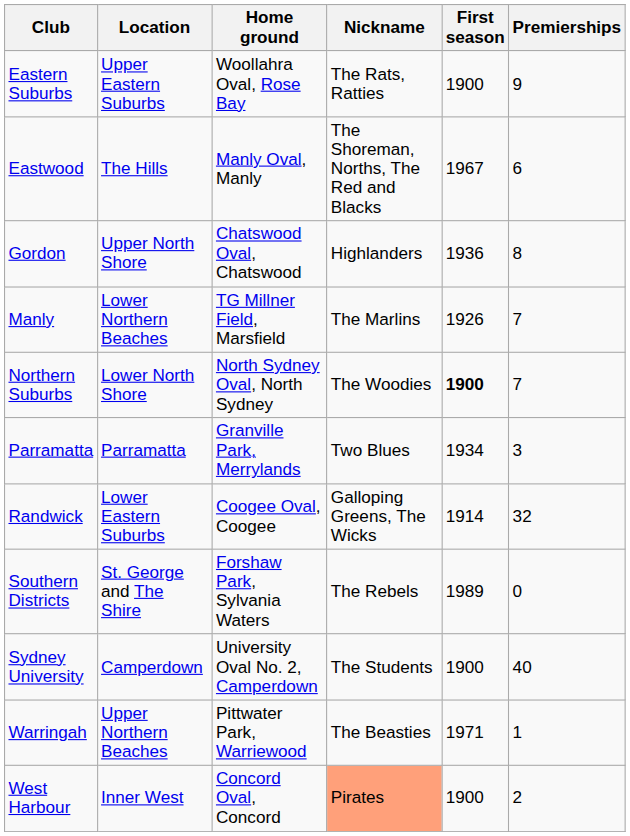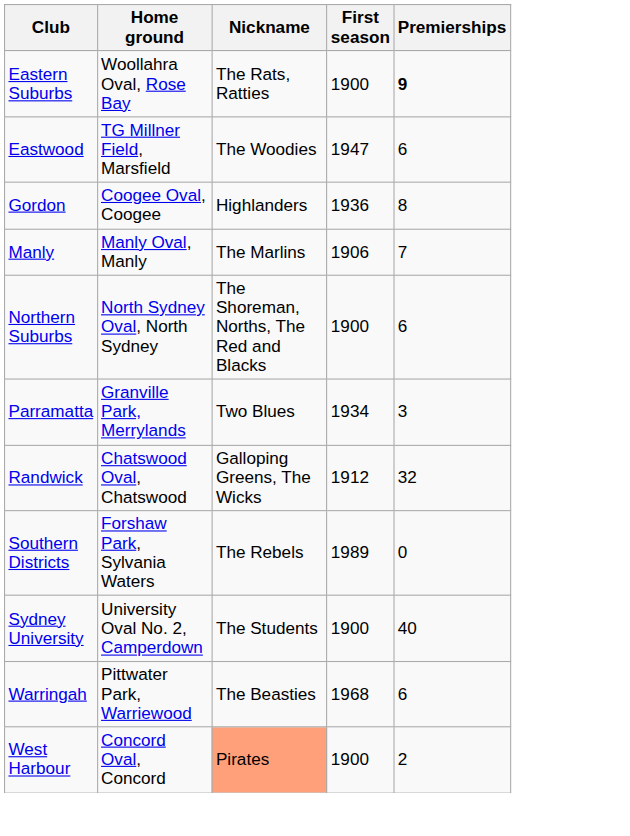- column: (155, 27)
(517, 83) normal -> (402, 83) bold
(261, 168) Manly Oval, Manly -> (141, 149) TG Millner Field, Marsfield
(375, 168) The Shoreman, Norths, The Red and Blacks -> (266, 149) The Woodies
(465, 168) 1967 -> (350, 149) 1947
(259, 253) Chatswood Oval, Chatswood -> (153, 205) Coogee Oval, Coogee
(255, 319) TG Millner Field, Marsfield -> (146, 251) Manly Oval, Manly
(465, 319) 1926 -> (350, 251) 1906
(381, 384) The Woodies -> (261, 327) The Shoreman, Norths, The Red and Blacks
(465, 384) bold -> (350, 327) normal
(517, 384) 7 -> (402, 327) 6
(268, 516) Coogee Oval, Coogee -> (144, 477) Chatswood Oval, Chatswood
(465, 516) 1914 -> (350, 477) 1912
(465, 732) 1971 -> (350, 694) 1968
(517, 732) 1 -> (402, 694) 6
